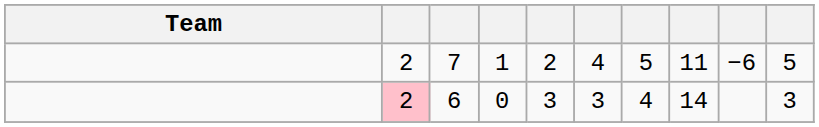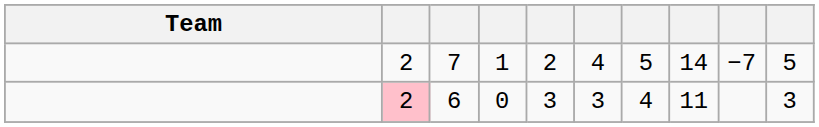(694, 63) 11 -> (694, 63) 14
(742, 63) −6 -> (742, 63) −7
(694, 102) 14 -> (694, 102) 11
